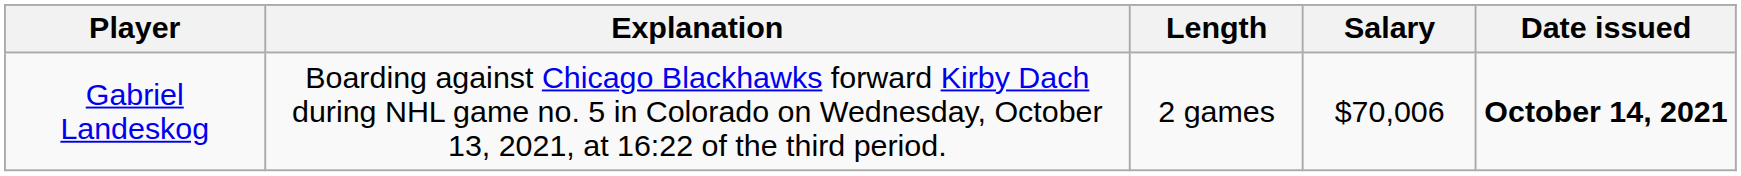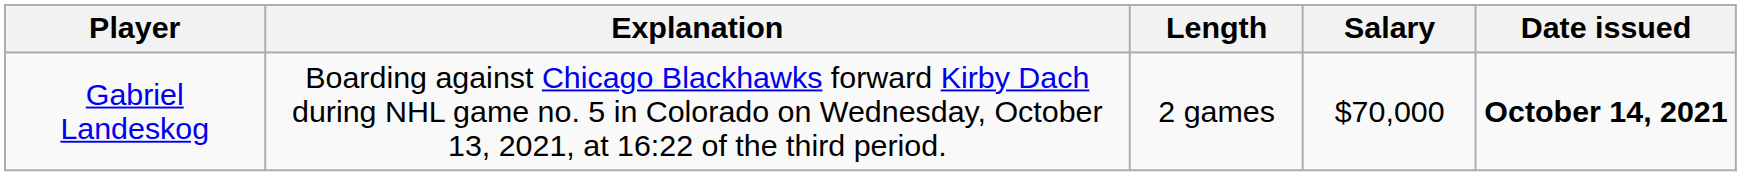(1390, 111) $70,006 -> (1390, 111) $70,000
